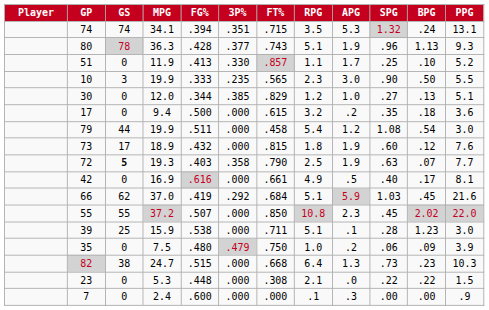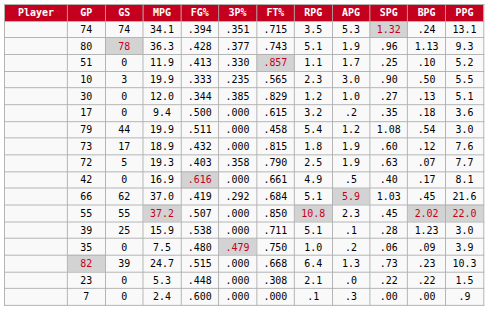(124, 163) bold -> (124, 163) normal
(124, 263) 38 -> (124, 263) 39
